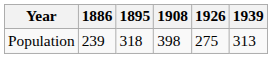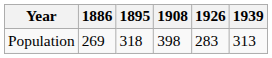(93, 41) 239 -> (93, 41) 269
(207, 41) 275 -> (207, 41) 283
